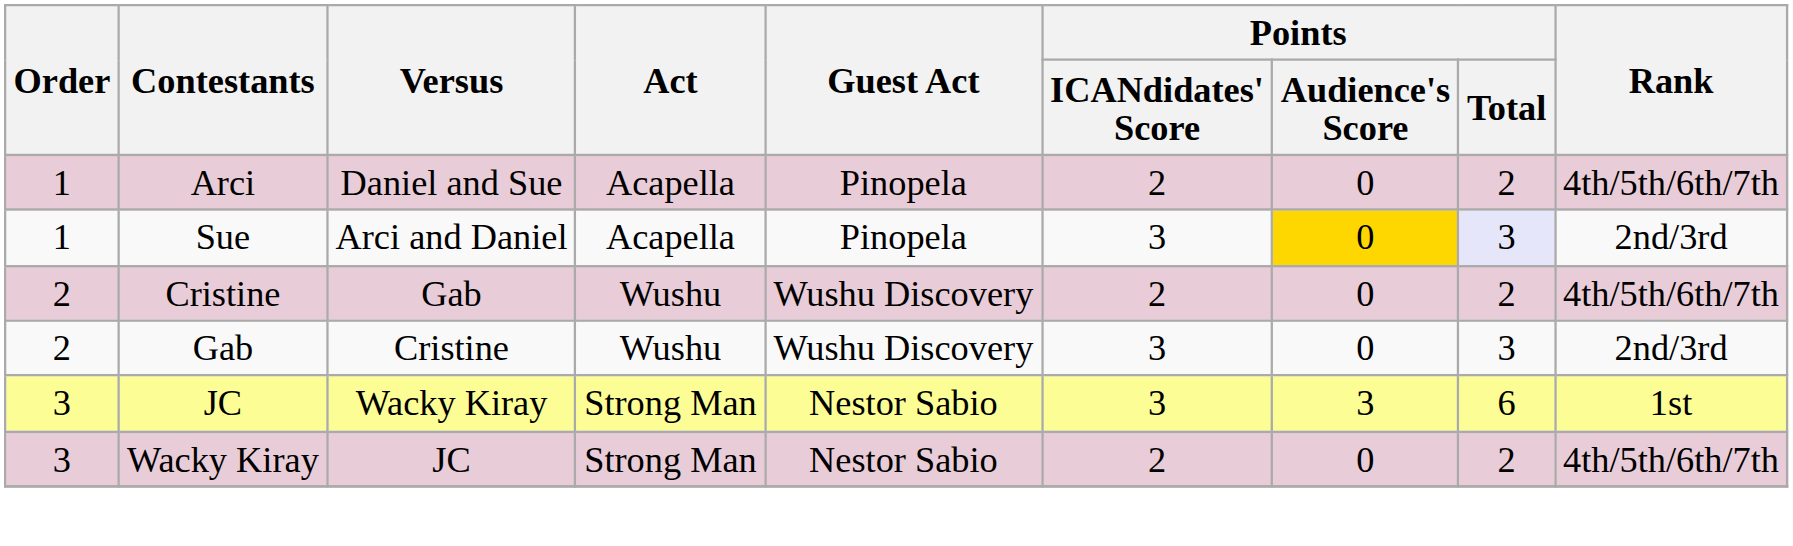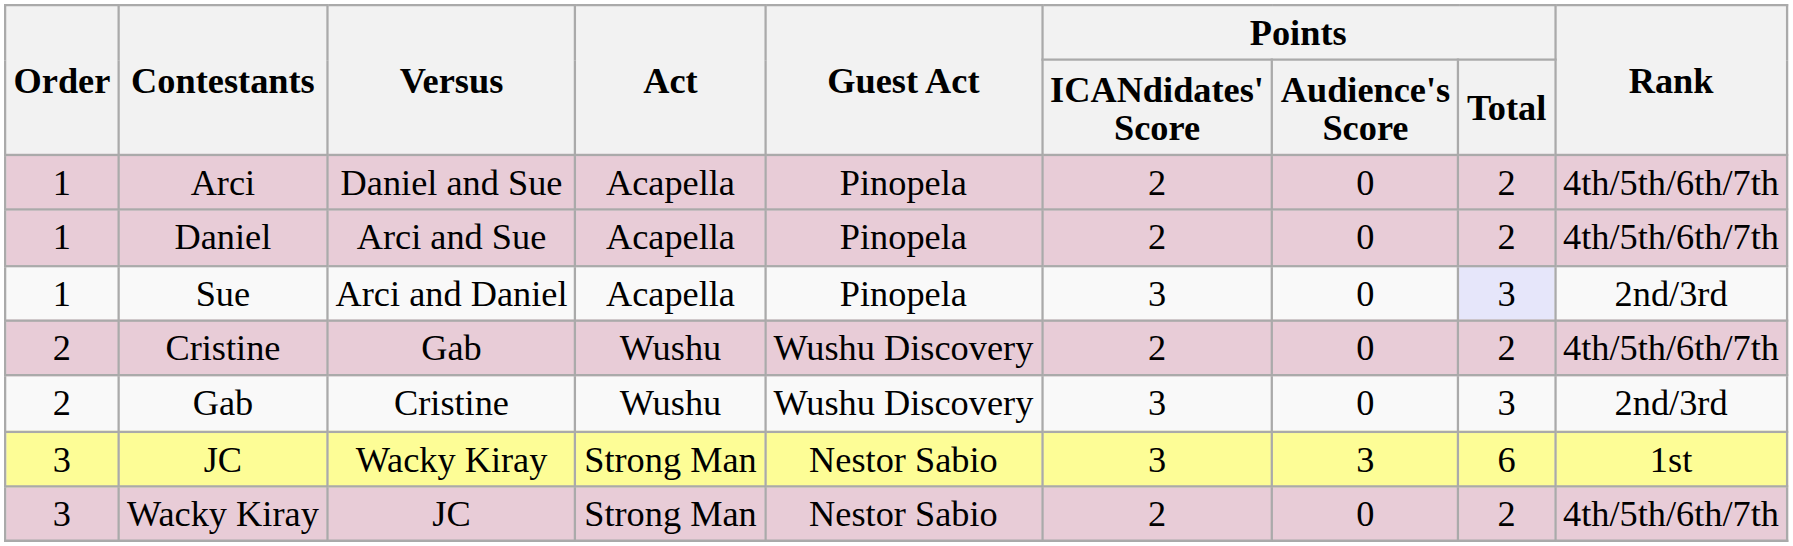+ row: (223, 237)
(1365, 237) gold background -> (1365, 293) no background
